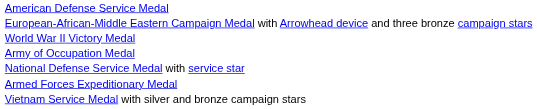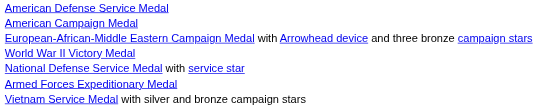+ row: (71, 23)
- row: (70, 53)
